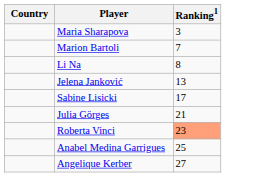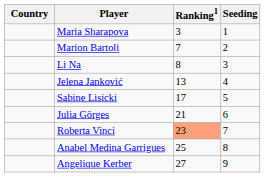+ column: (240, 14)
